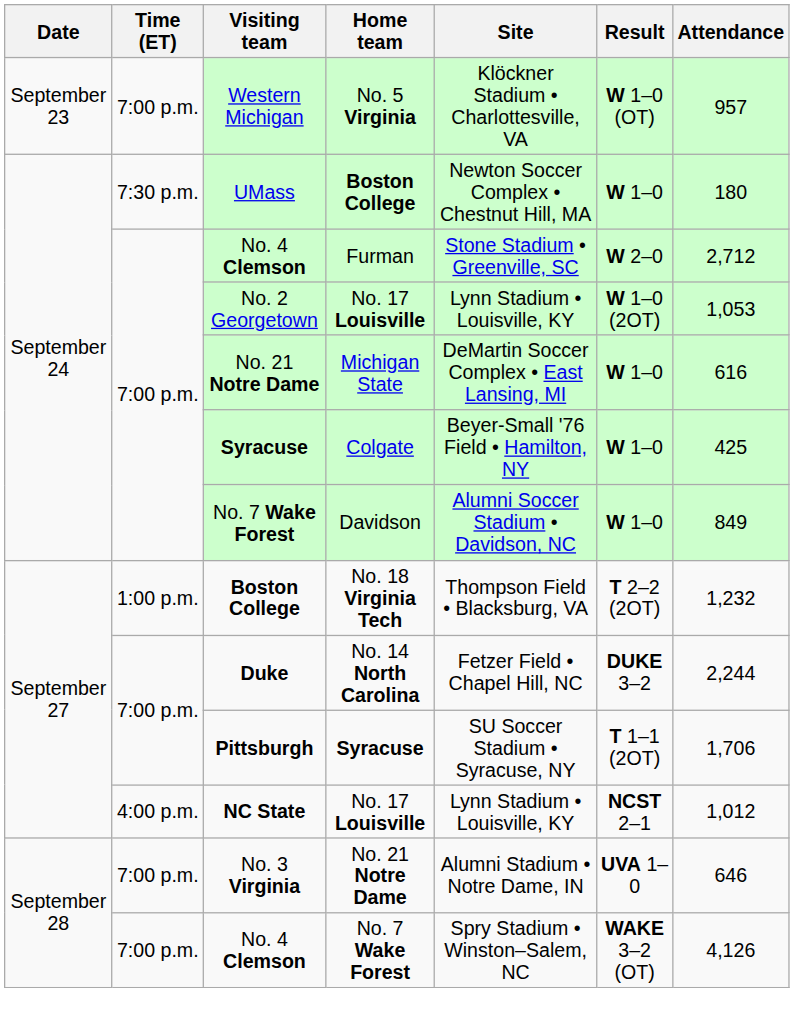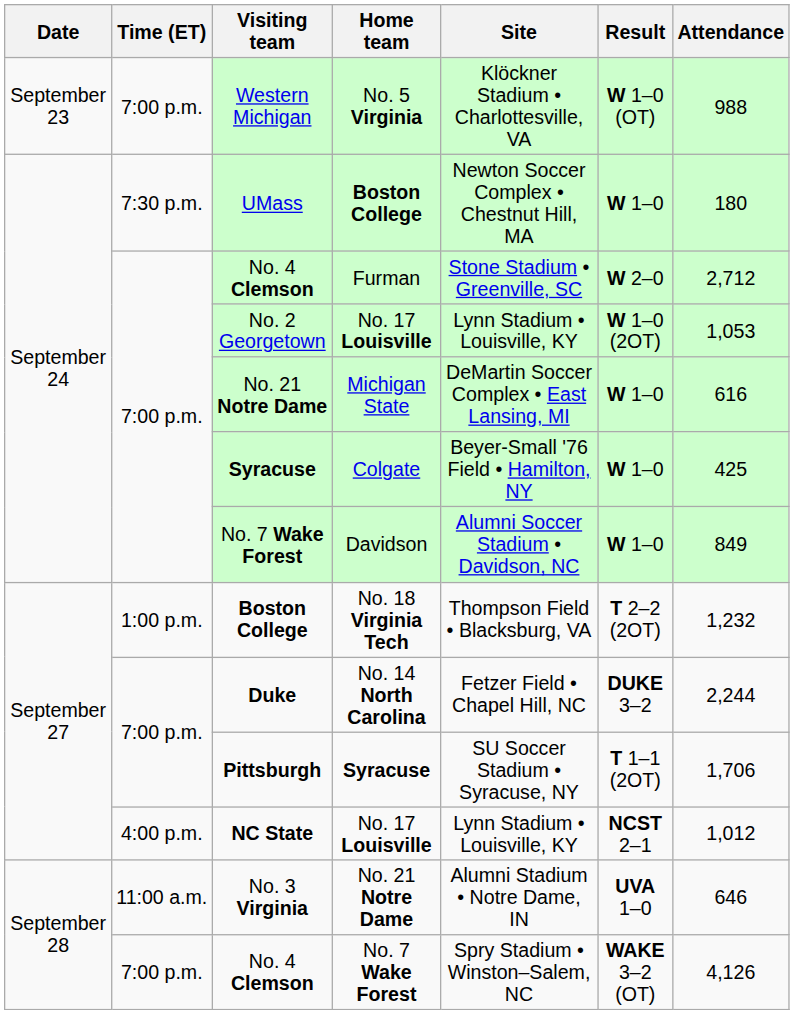(731, 106) 957 -> (731, 106) 988
(158, 875) 7:00 p.m. -> (162, 897) 11:00 a.m.
